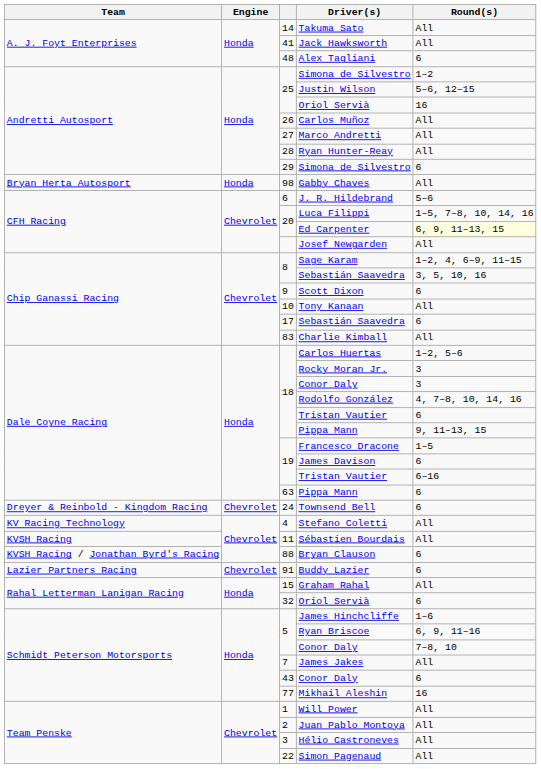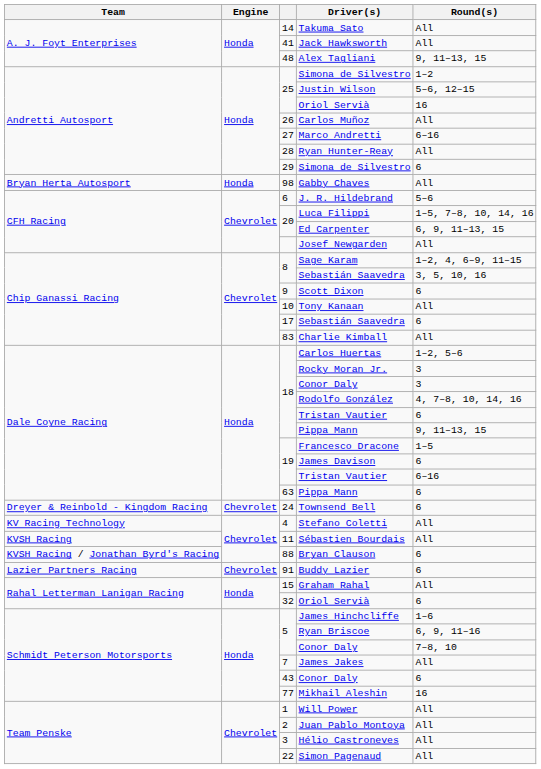(418, 59) 6 -> (451, 59) 9, 11–13, 15
(424, 136) All -> (427, 136) 6–16
(460, 229) lightyellow background -> (460, 229) no background
